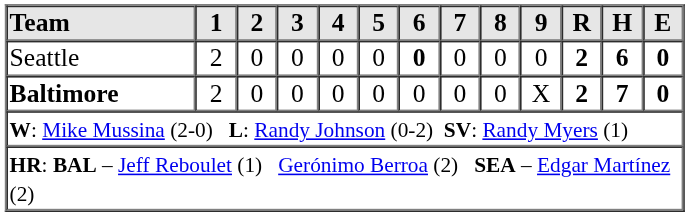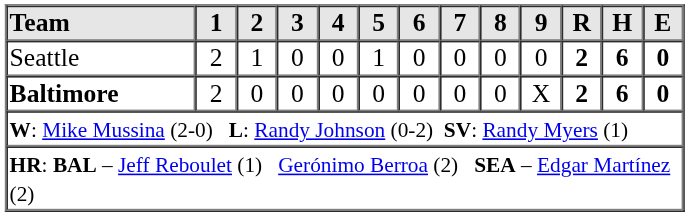(257, 58) 0 -> (257, 58) 1
(379, 58) 0 -> (379, 58) 1
(419, 58) bold -> (419, 58) normal
(622, 93) 7 -> (622, 93) 6
